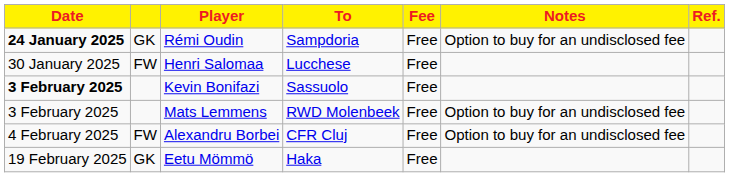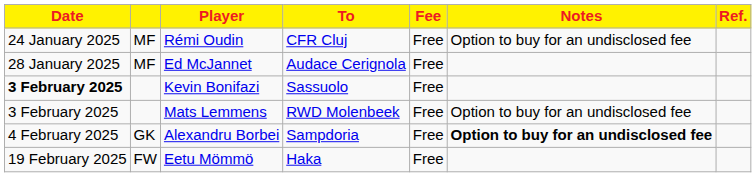(66, 40) bold -> (64, 40) normal
(144, 40) GK -> (144, 40) MF
(323, 40) Sampdoria -> (317, 40) CFR Cluj
+ row: (208, 64)
- row: (214, 64)
(145, 135) FW -> (144, 135) GK
(317, 135) CFR Cluj -> (323, 135) Sampdoria
(565, 135) normal -> (581, 135) bold
(144, 159) GK -> (145, 159) FW
